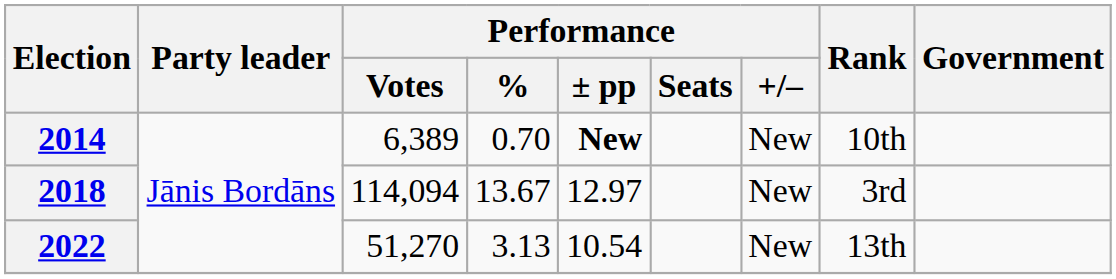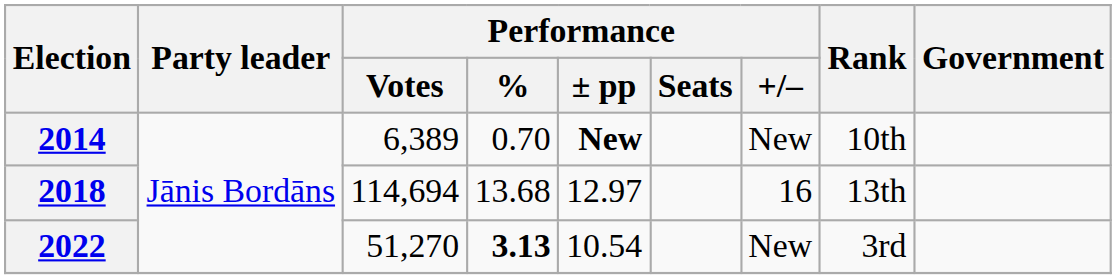(405, 191) 114,094 -> (405, 191) 114,694
(513, 191) 13.67 -> (513, 191) 13.68
(780, 191) New -> (795, 191) 16
(884, 191) 3rd -> (876, 191) 13th
(521, 245) normal -> (521, 245) bold
(876, 245) 13th -> (884, 245) 3rd
